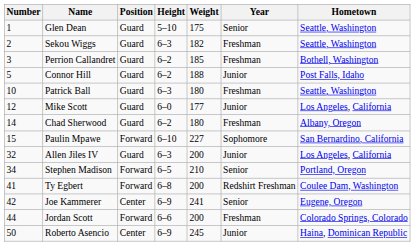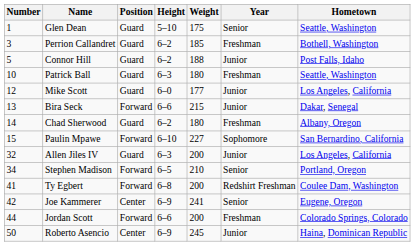- row: (70, 44)
+ row: (64, 107)
